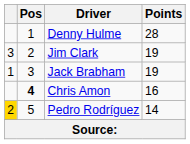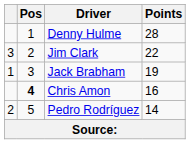(152, 53) 19 -> (152, 53) 22
(11, 110) gold background -> (11, 110) no background
